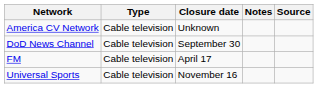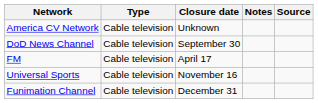+ row: (51, 91)
